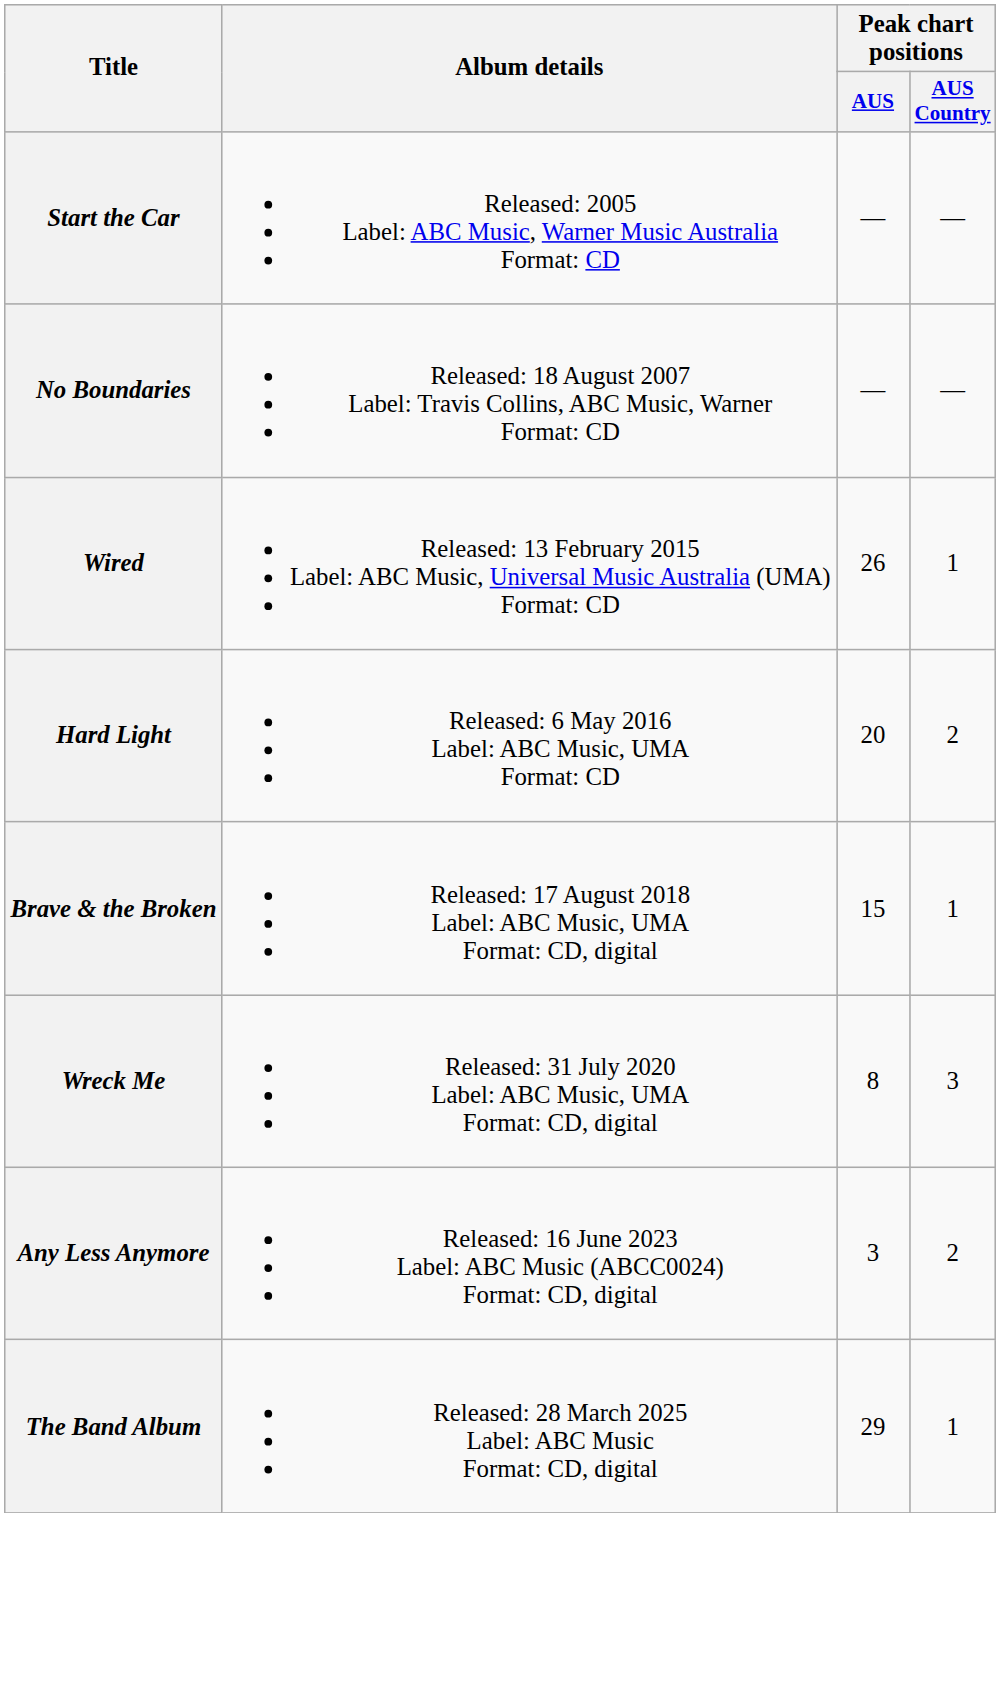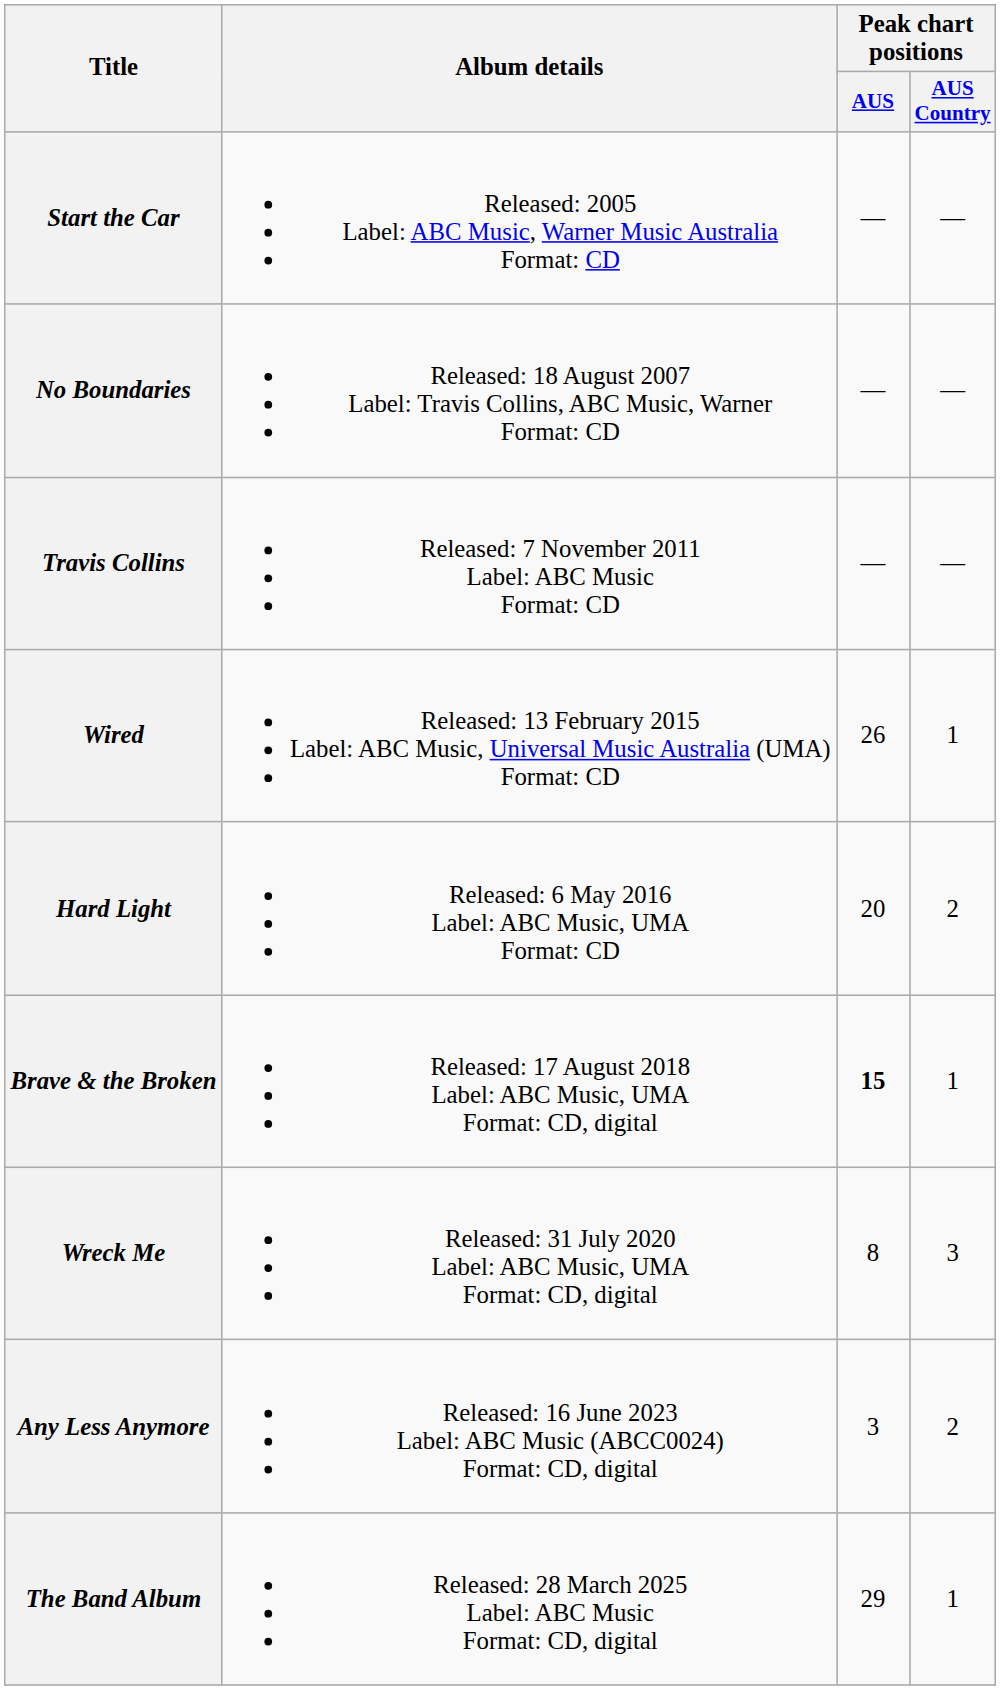+ row: (113, 562)
(873, 908) normal -> (873, 1080) bold
